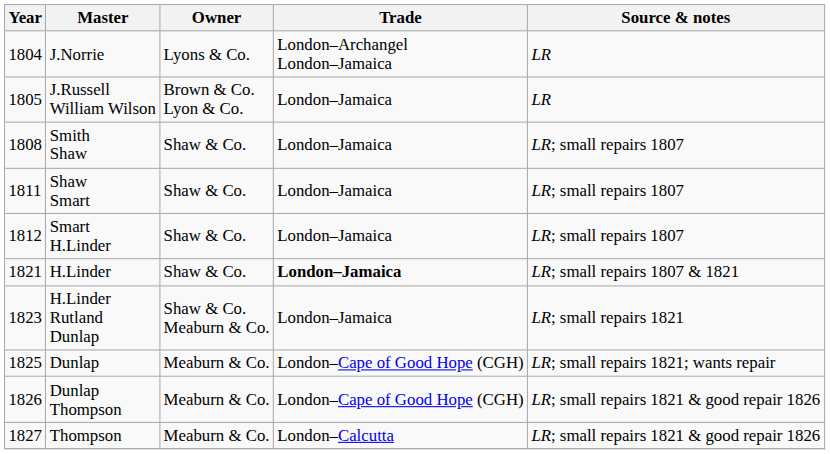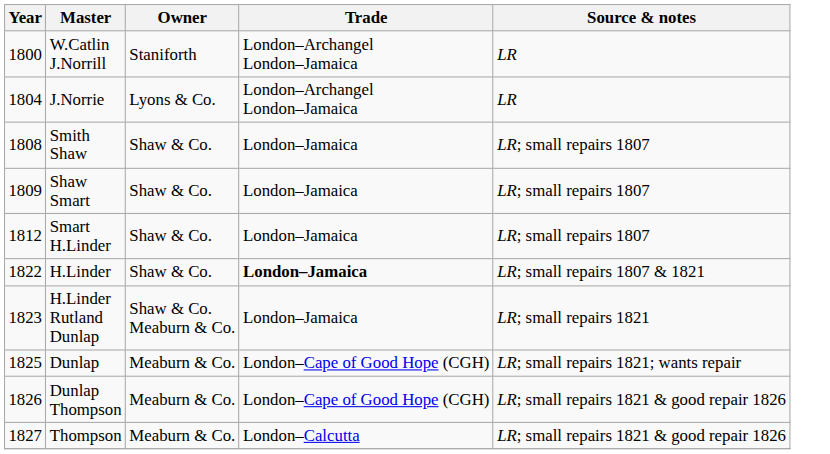+ row: (80, 53)
- row: (103, 99)
(25, 190) 1811 -> (25, 190) 1809
(25, 272) 1821 -> (25, 272) 1822
